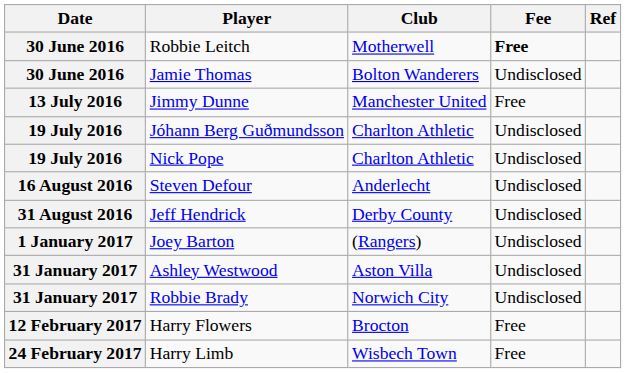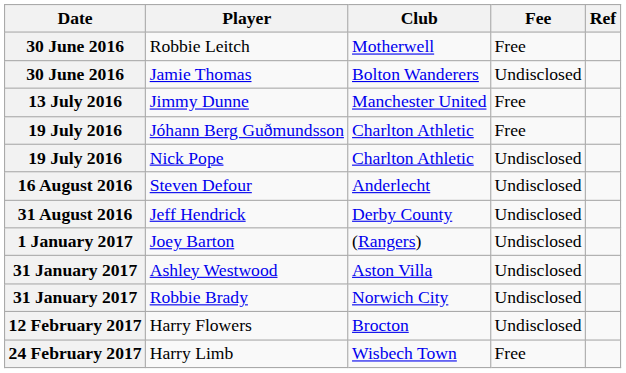(512, 46) bold -> (510, 46) normal
(538, 130) Undisclosed -> (510, 130) Free
(510, 325) Free -> (538, 325) Undisclosed
